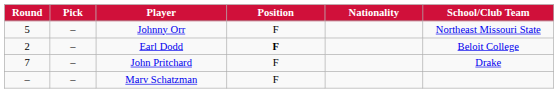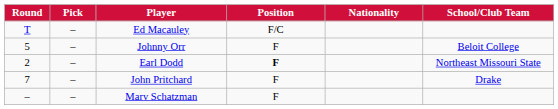+ row: (161, 29)
(488, 29) Northeast Missouri State -> (488, 46) Beloit College
(488, 46) Beloit College -> (488, 63) Northeast Missouri State
